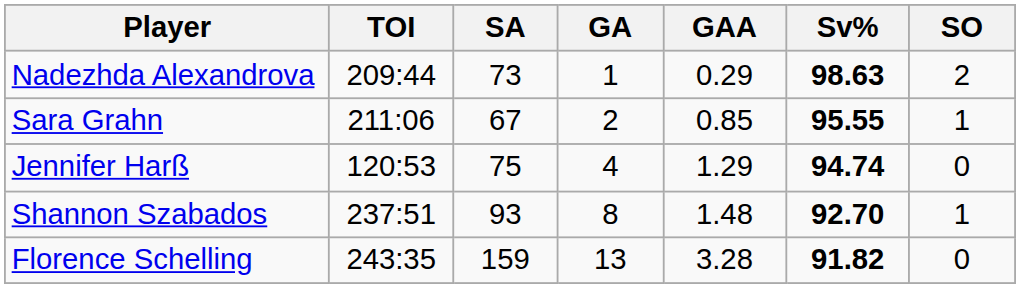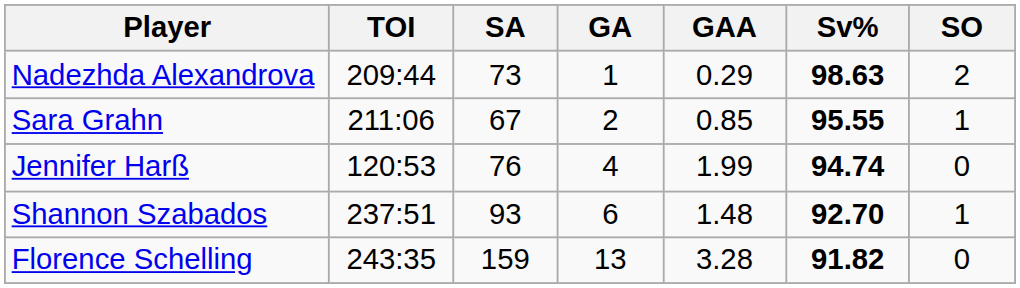(505, 167) 75 -> (505, 167) 76
(724, 167) 1.29 -> (724, 167) 1.99
(610, 213) 8 -> (610, 213) 6
